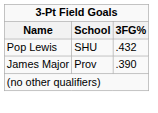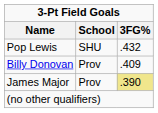+ row: (40, 64)
(126, 64) no background -> (130, 82) khaki background
